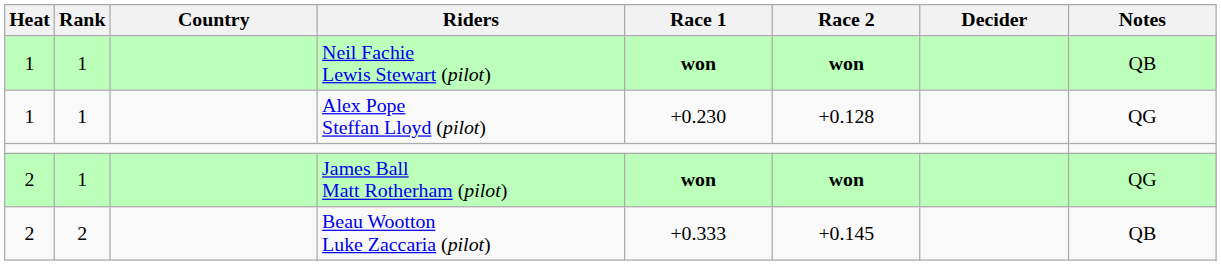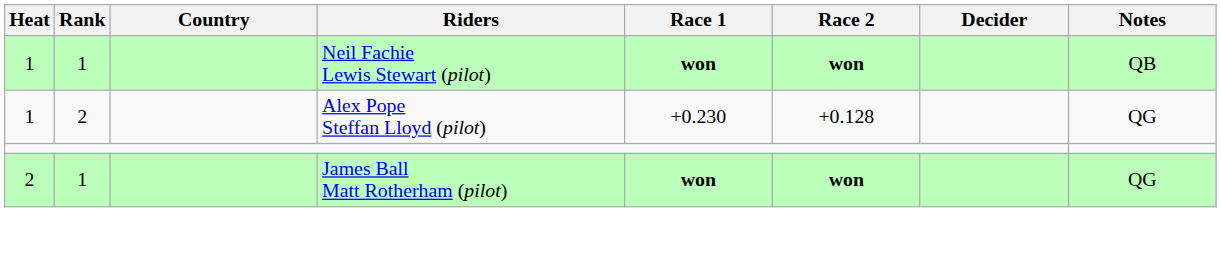(82, 116) 1 -> (82, 116) 2
- row: (406, 233)
